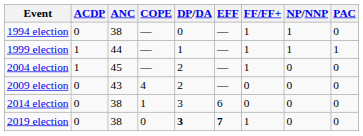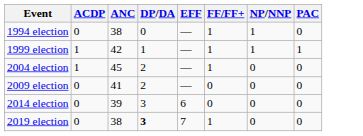- column: (156, 13)
(116, 49) 44 -> (116, 49) 42
(116, 85) 43 -> (116, 85) 41
(116, 103) 38 -> (116, 103) 39
(220, 121) bold -> (183, 121) normal
